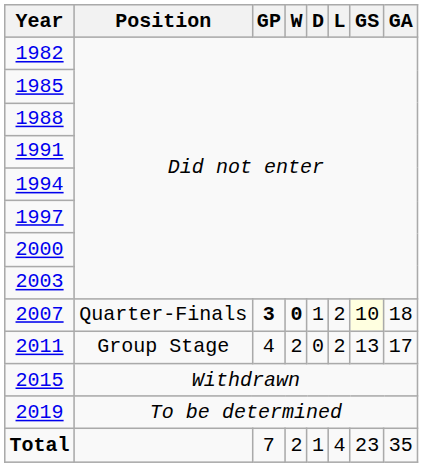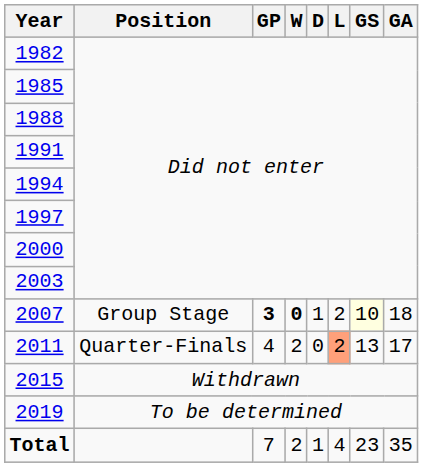(163, 315) Quarter-Finals -> (163, 315) Group Stage
(163, 347) Group Stage -> (163, 347) Quarter-Finals
(340, 347) no background -> (340, 347) lightsalmon background
